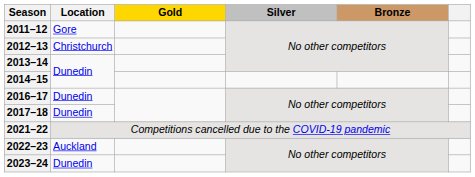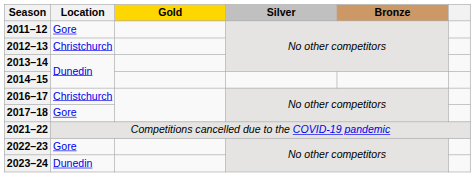(73, 96) Dunedin -> (83, 96) Christchurch
(73, 113) Dunedin -> (65, 113) Gore
(75, 146) Auckland -> (65, 146) Gore
